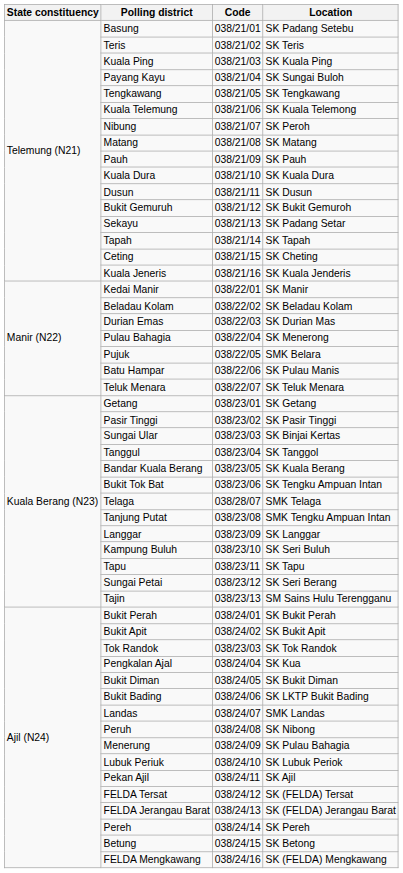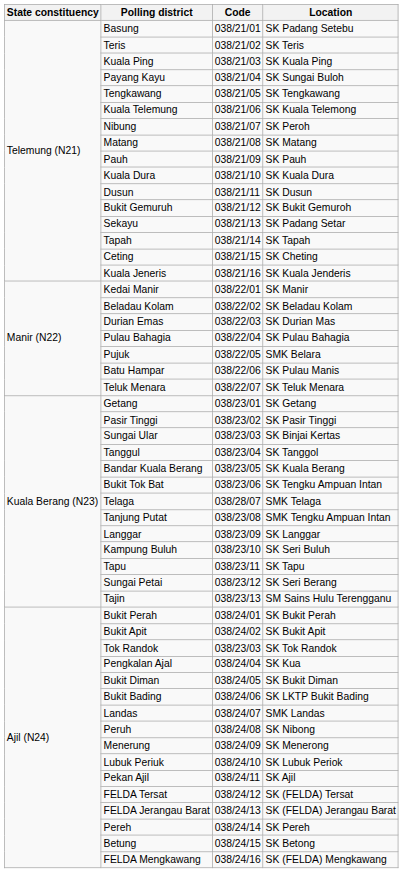(297, 338) SK Menerong -> (308, 338) SK Pulau Bahagia
(308, 745) SK Pulau Bahagia -> (297, 745) SK Menerong
